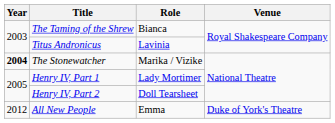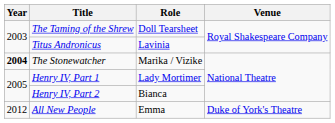(152, 28) Bianca -> (168, 28) Doll Tearsheet
(168, 93) Doll Tearsheet -> (152, 93) Bianca
